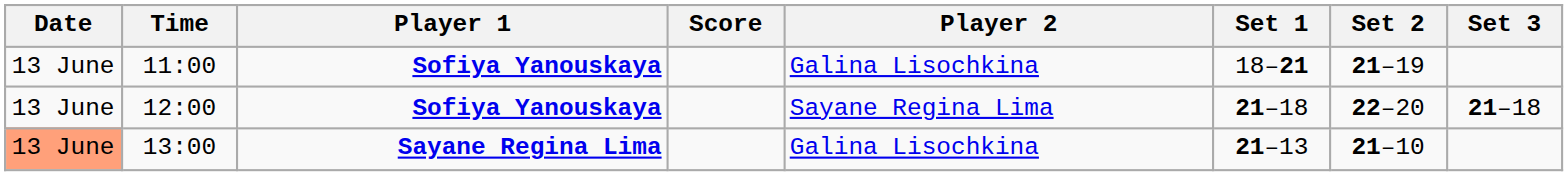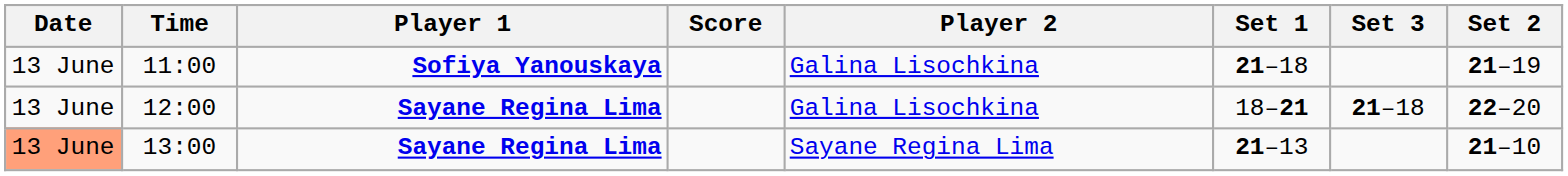columns swapped: (1388, 25) <-> (1504, 25)
(1272, 66) 18–21 -> (1272, 66) 21–18
(537, 107) Sofiya Yanouskaya -> (530, 107) Sayane Regina Lima
(922, 107) Sayane Regina Lima -> (914, 107) Galina Lisochkina
(1272, 107) 21–18 -> (1272, 107) 18–21
(914, 149) Galina Lisochkina -> (922, 149) Sayane Regina Lima
